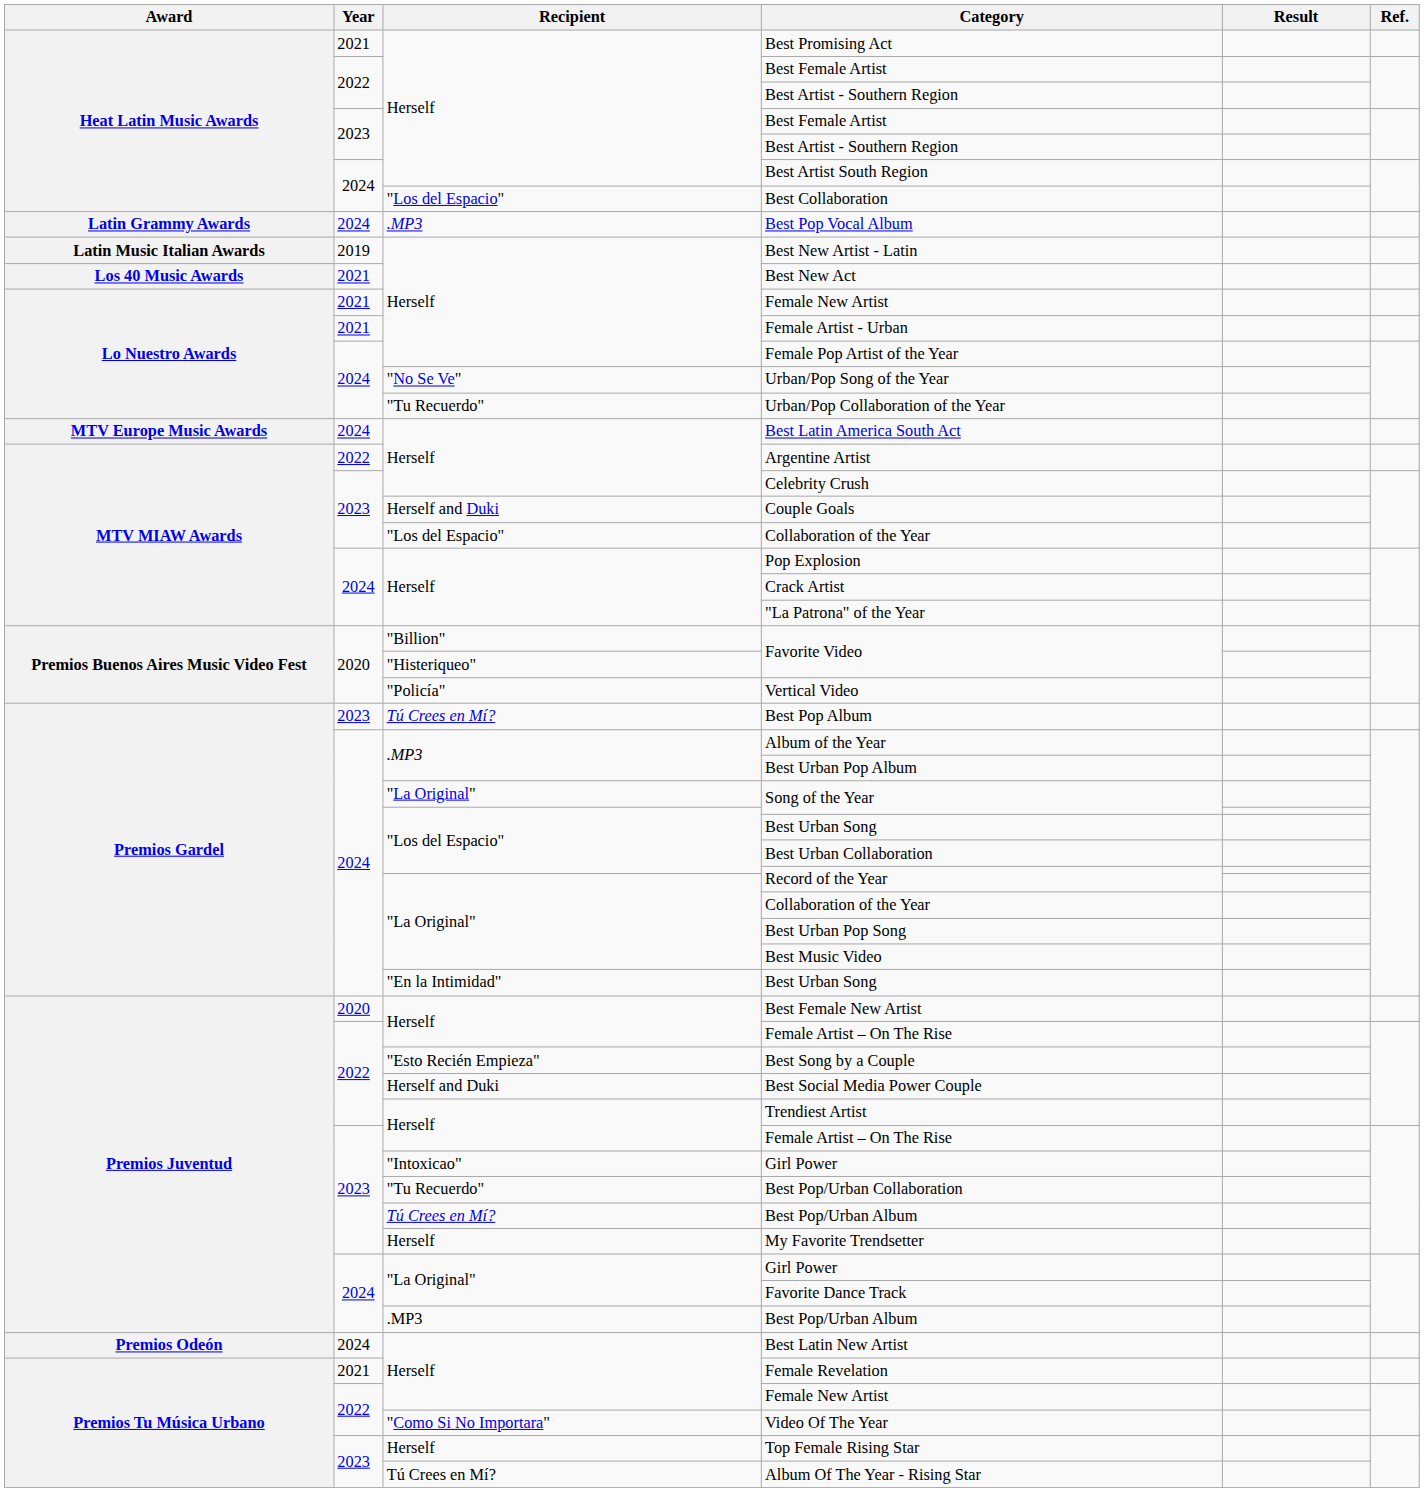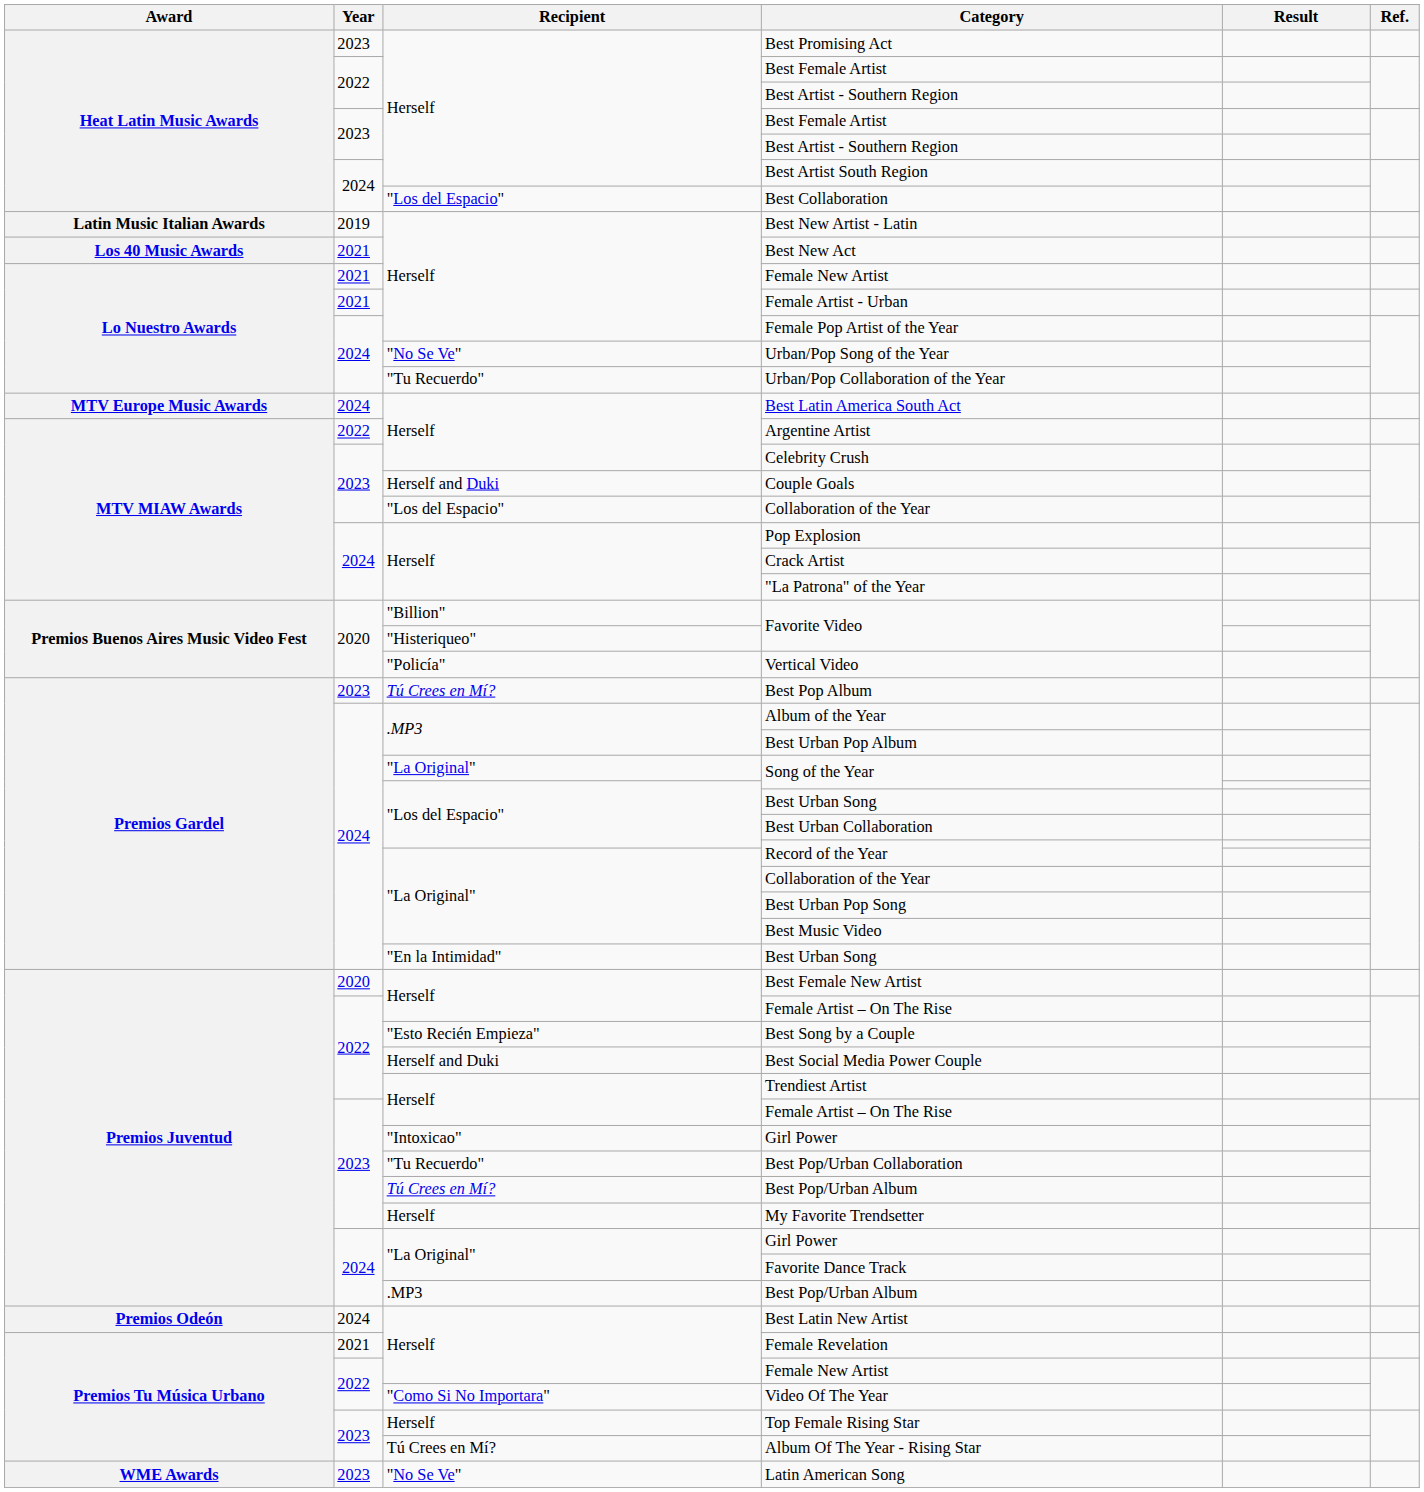(354, 43) 2021 -> (354, 43) 2023
- row: (405, 224)
+ row: (424, 1474)
